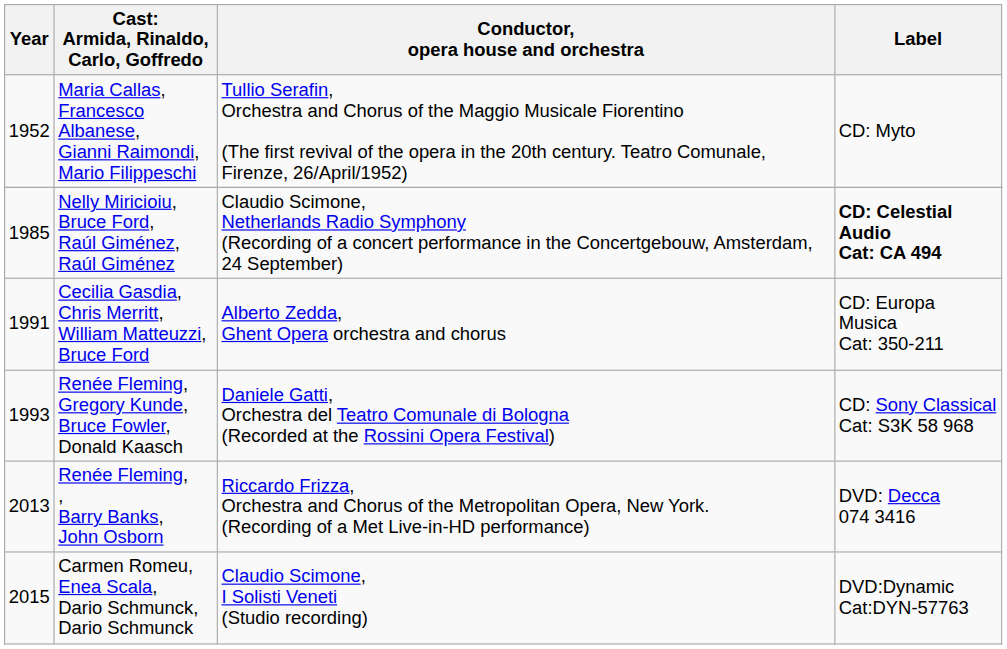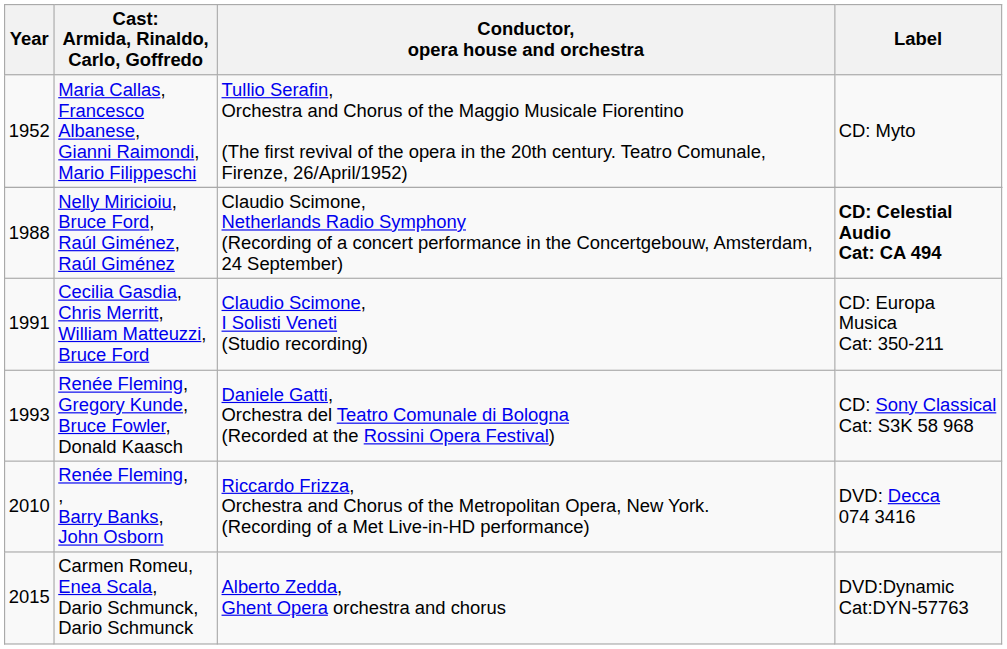(29, 232) 1985 -> (29, 232) 1988
(364, 323) Alberto Zedda, Ghent Opera orchestra and chorus -> (295, 323) Claudio Scimone, I Solisti Veneti (Studio recording)
(29, 506) 2013 -> (29, 506) 2010
(295, 597) Claudio Scimone, I Solisti Veneti (Studio recording) -> (364, 597) Alberto Zedda, Ghent Opera orchestra and chorus
